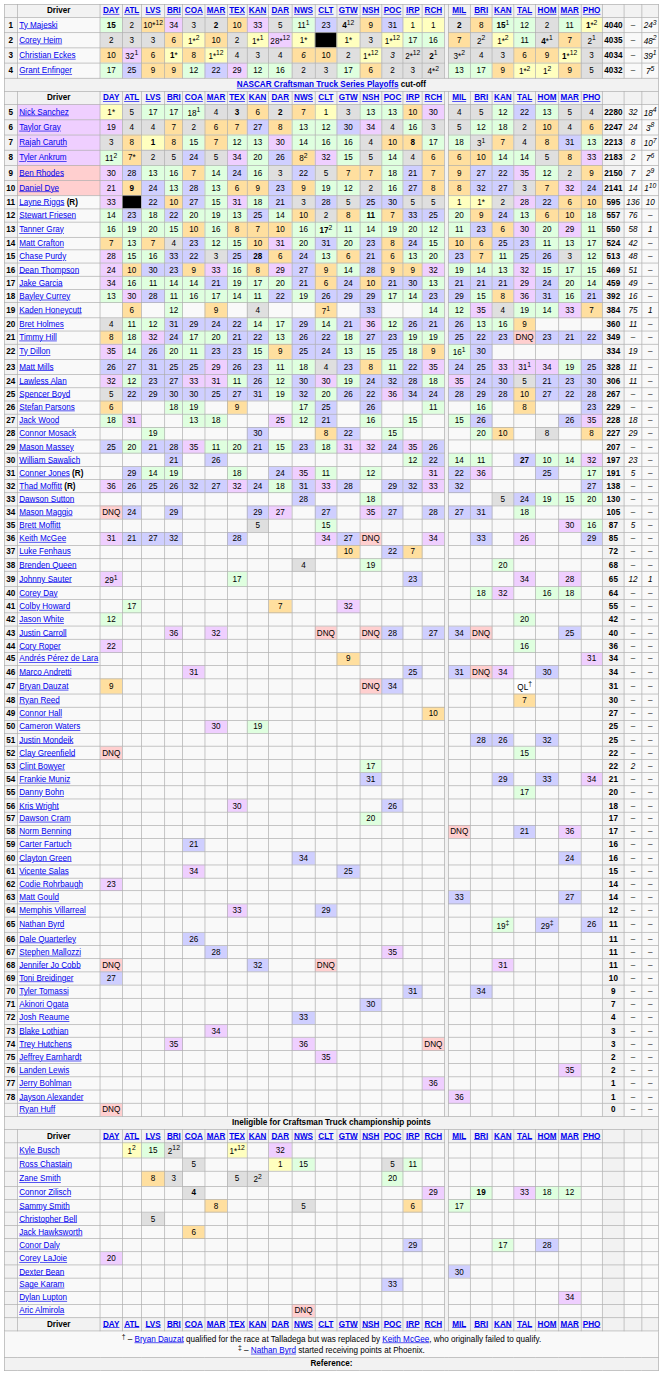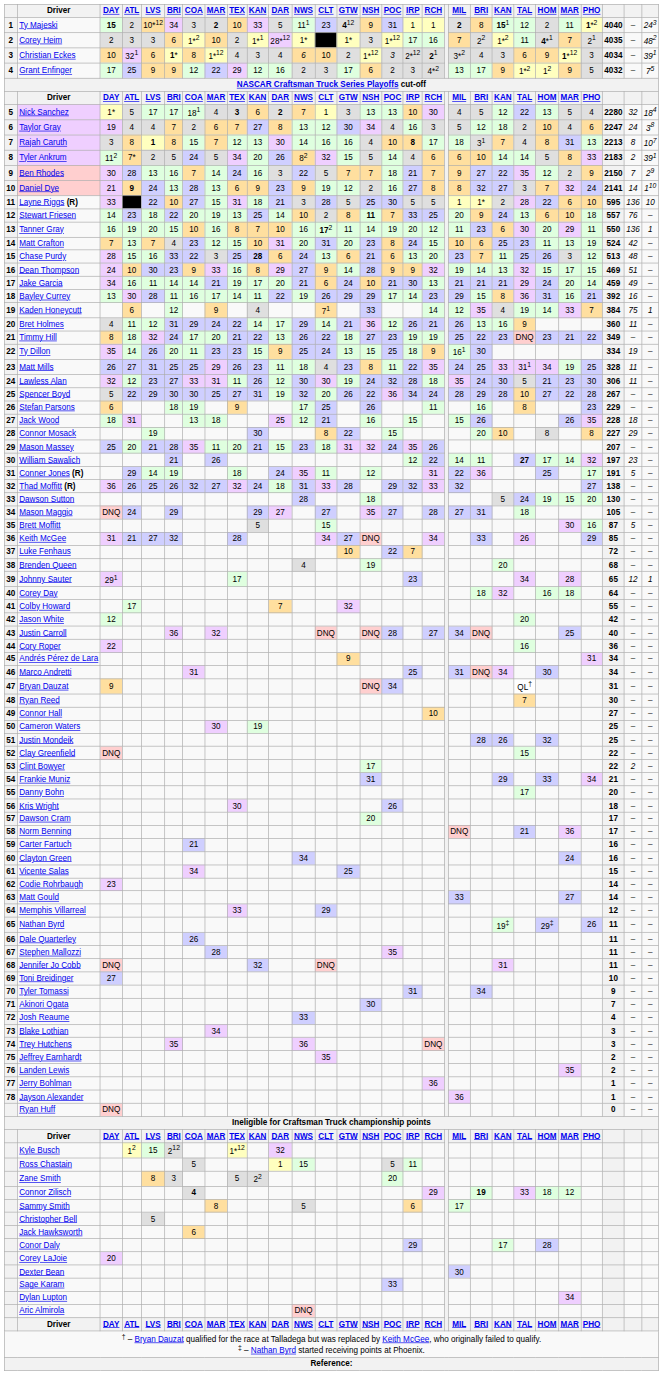(650, 158) 76 -> (650, 158) 391
(633, 230) 58 -> (633, 230) 136
(592, 244) 17 -> (592, 244) 19
(547, 460) 10 -> (547, 460) 17
